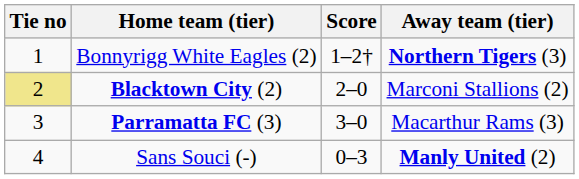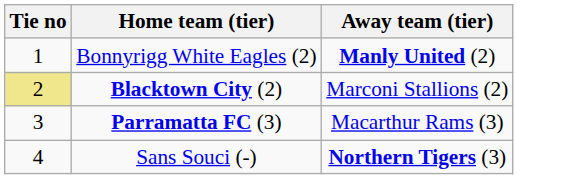- column: (352, 21)
(478, 55) Northern Tigers (3) -> (417, 55) Manly United (2)
(478, 156) Manly United (2) -> (417, 156) Northern Tigers (3)
